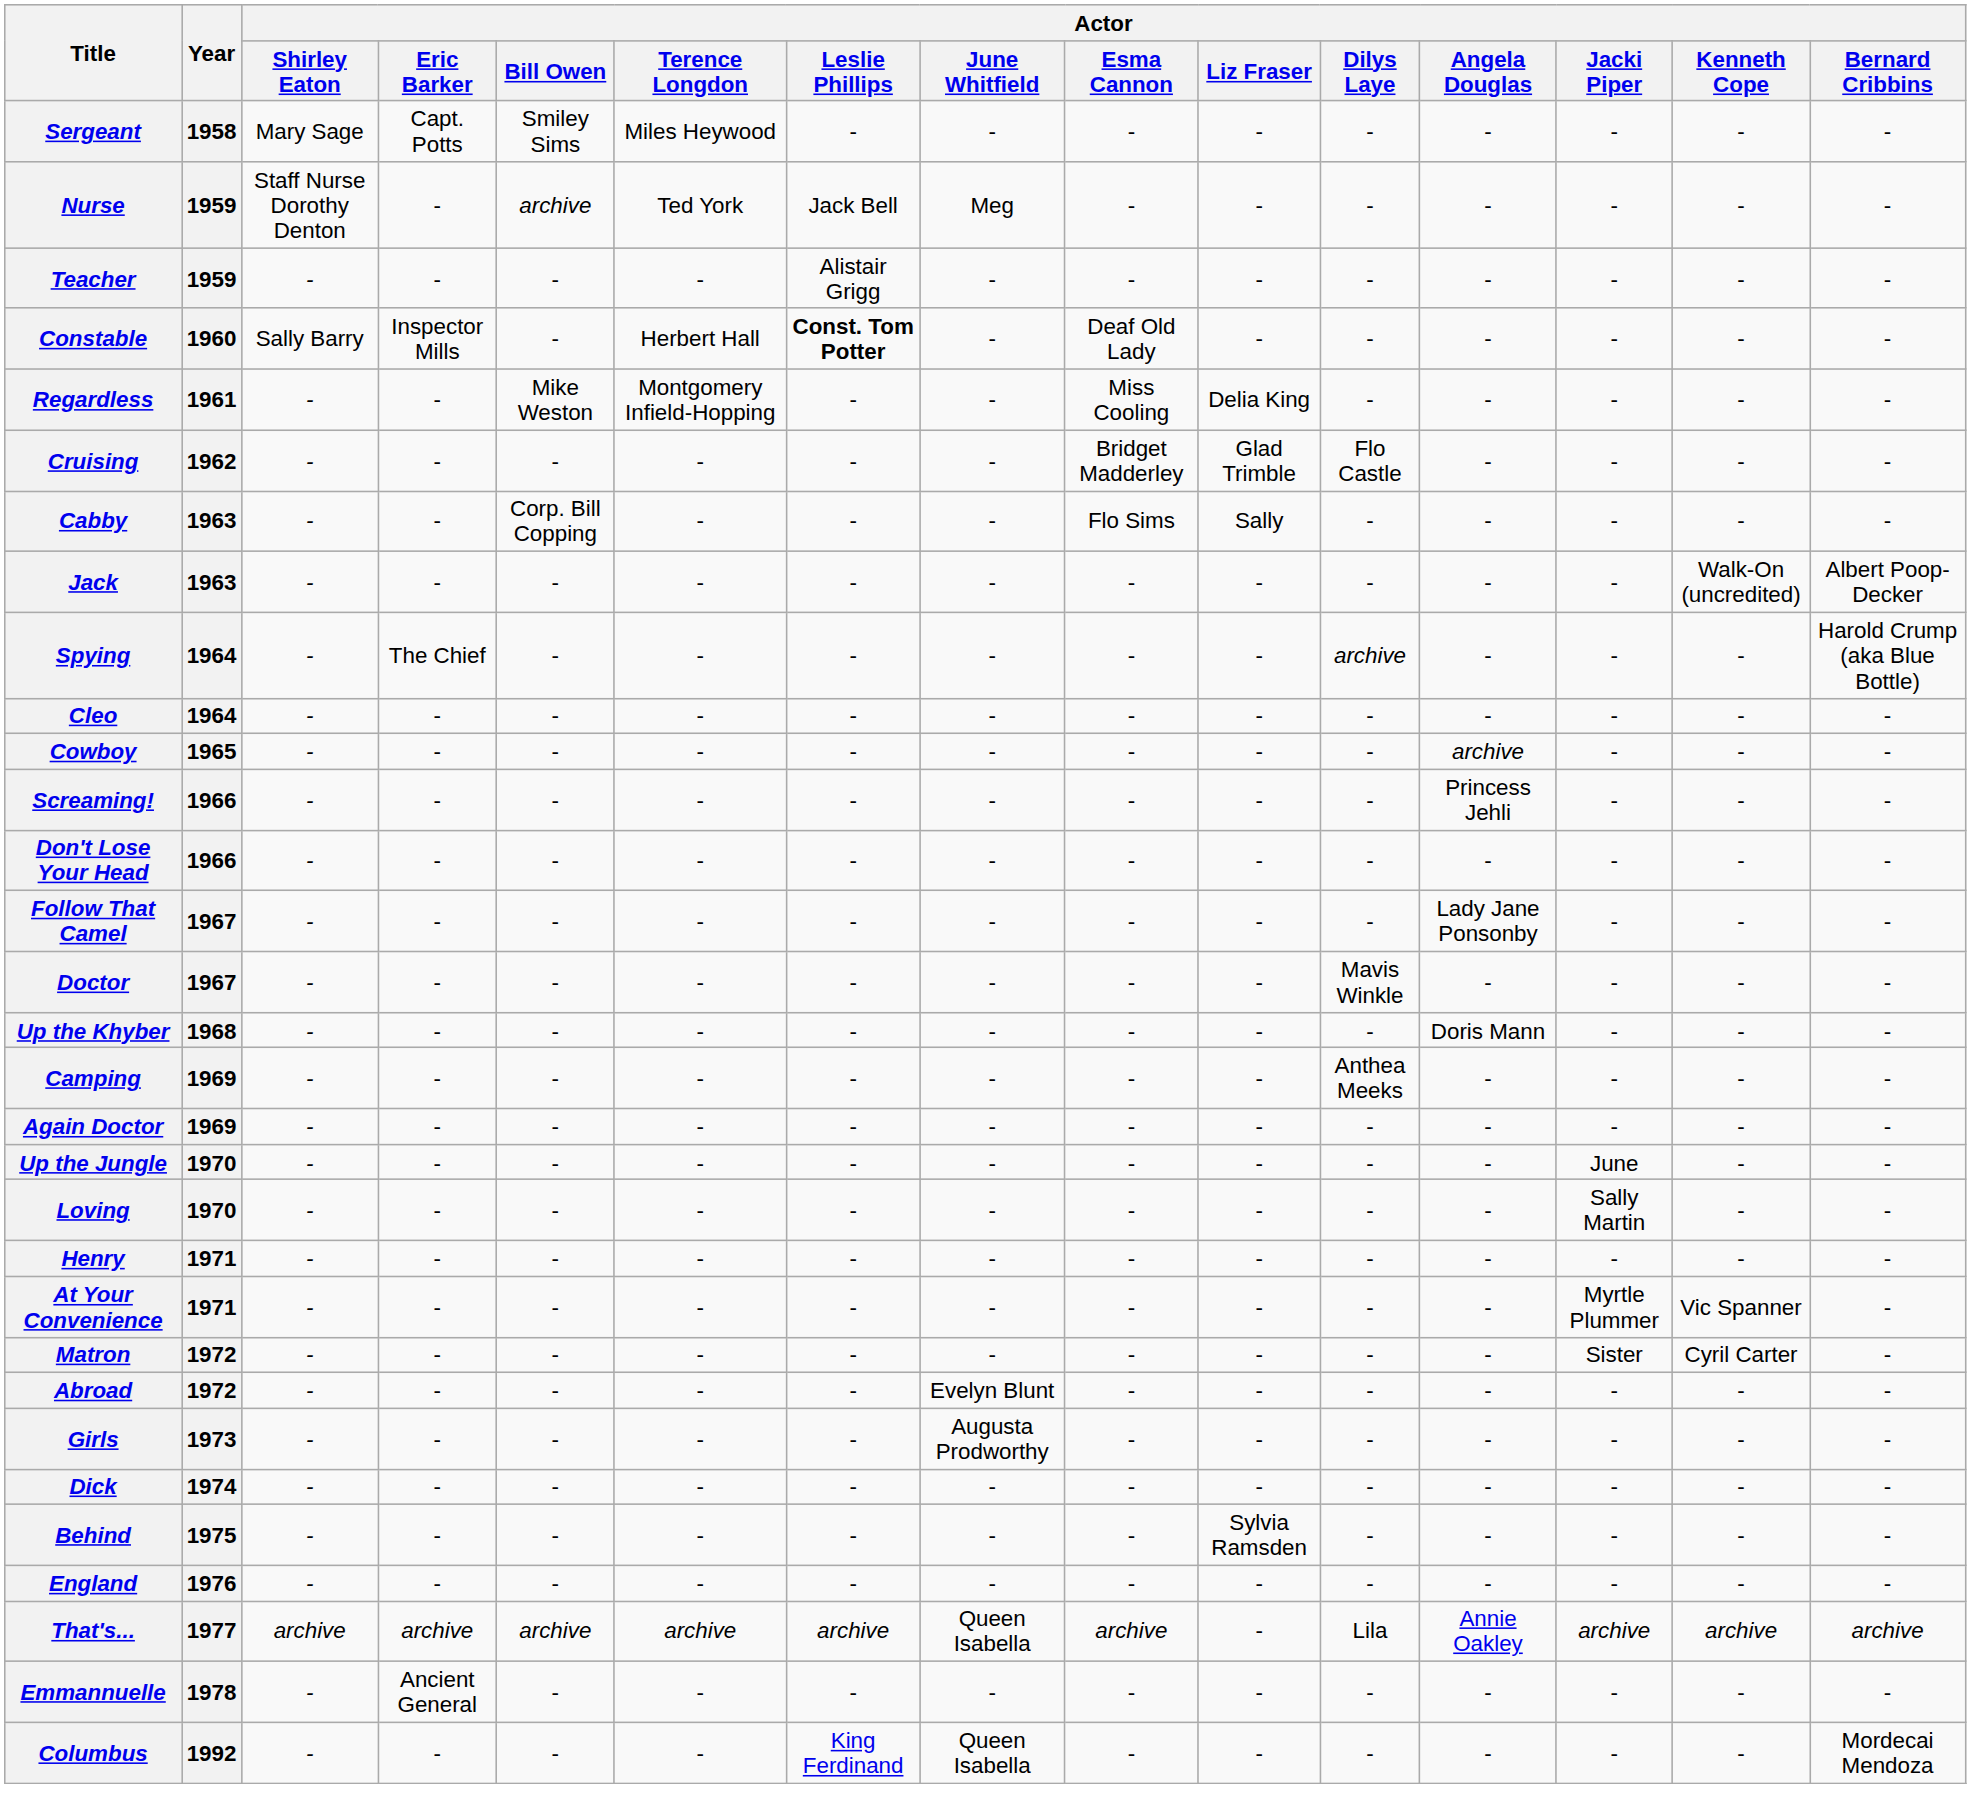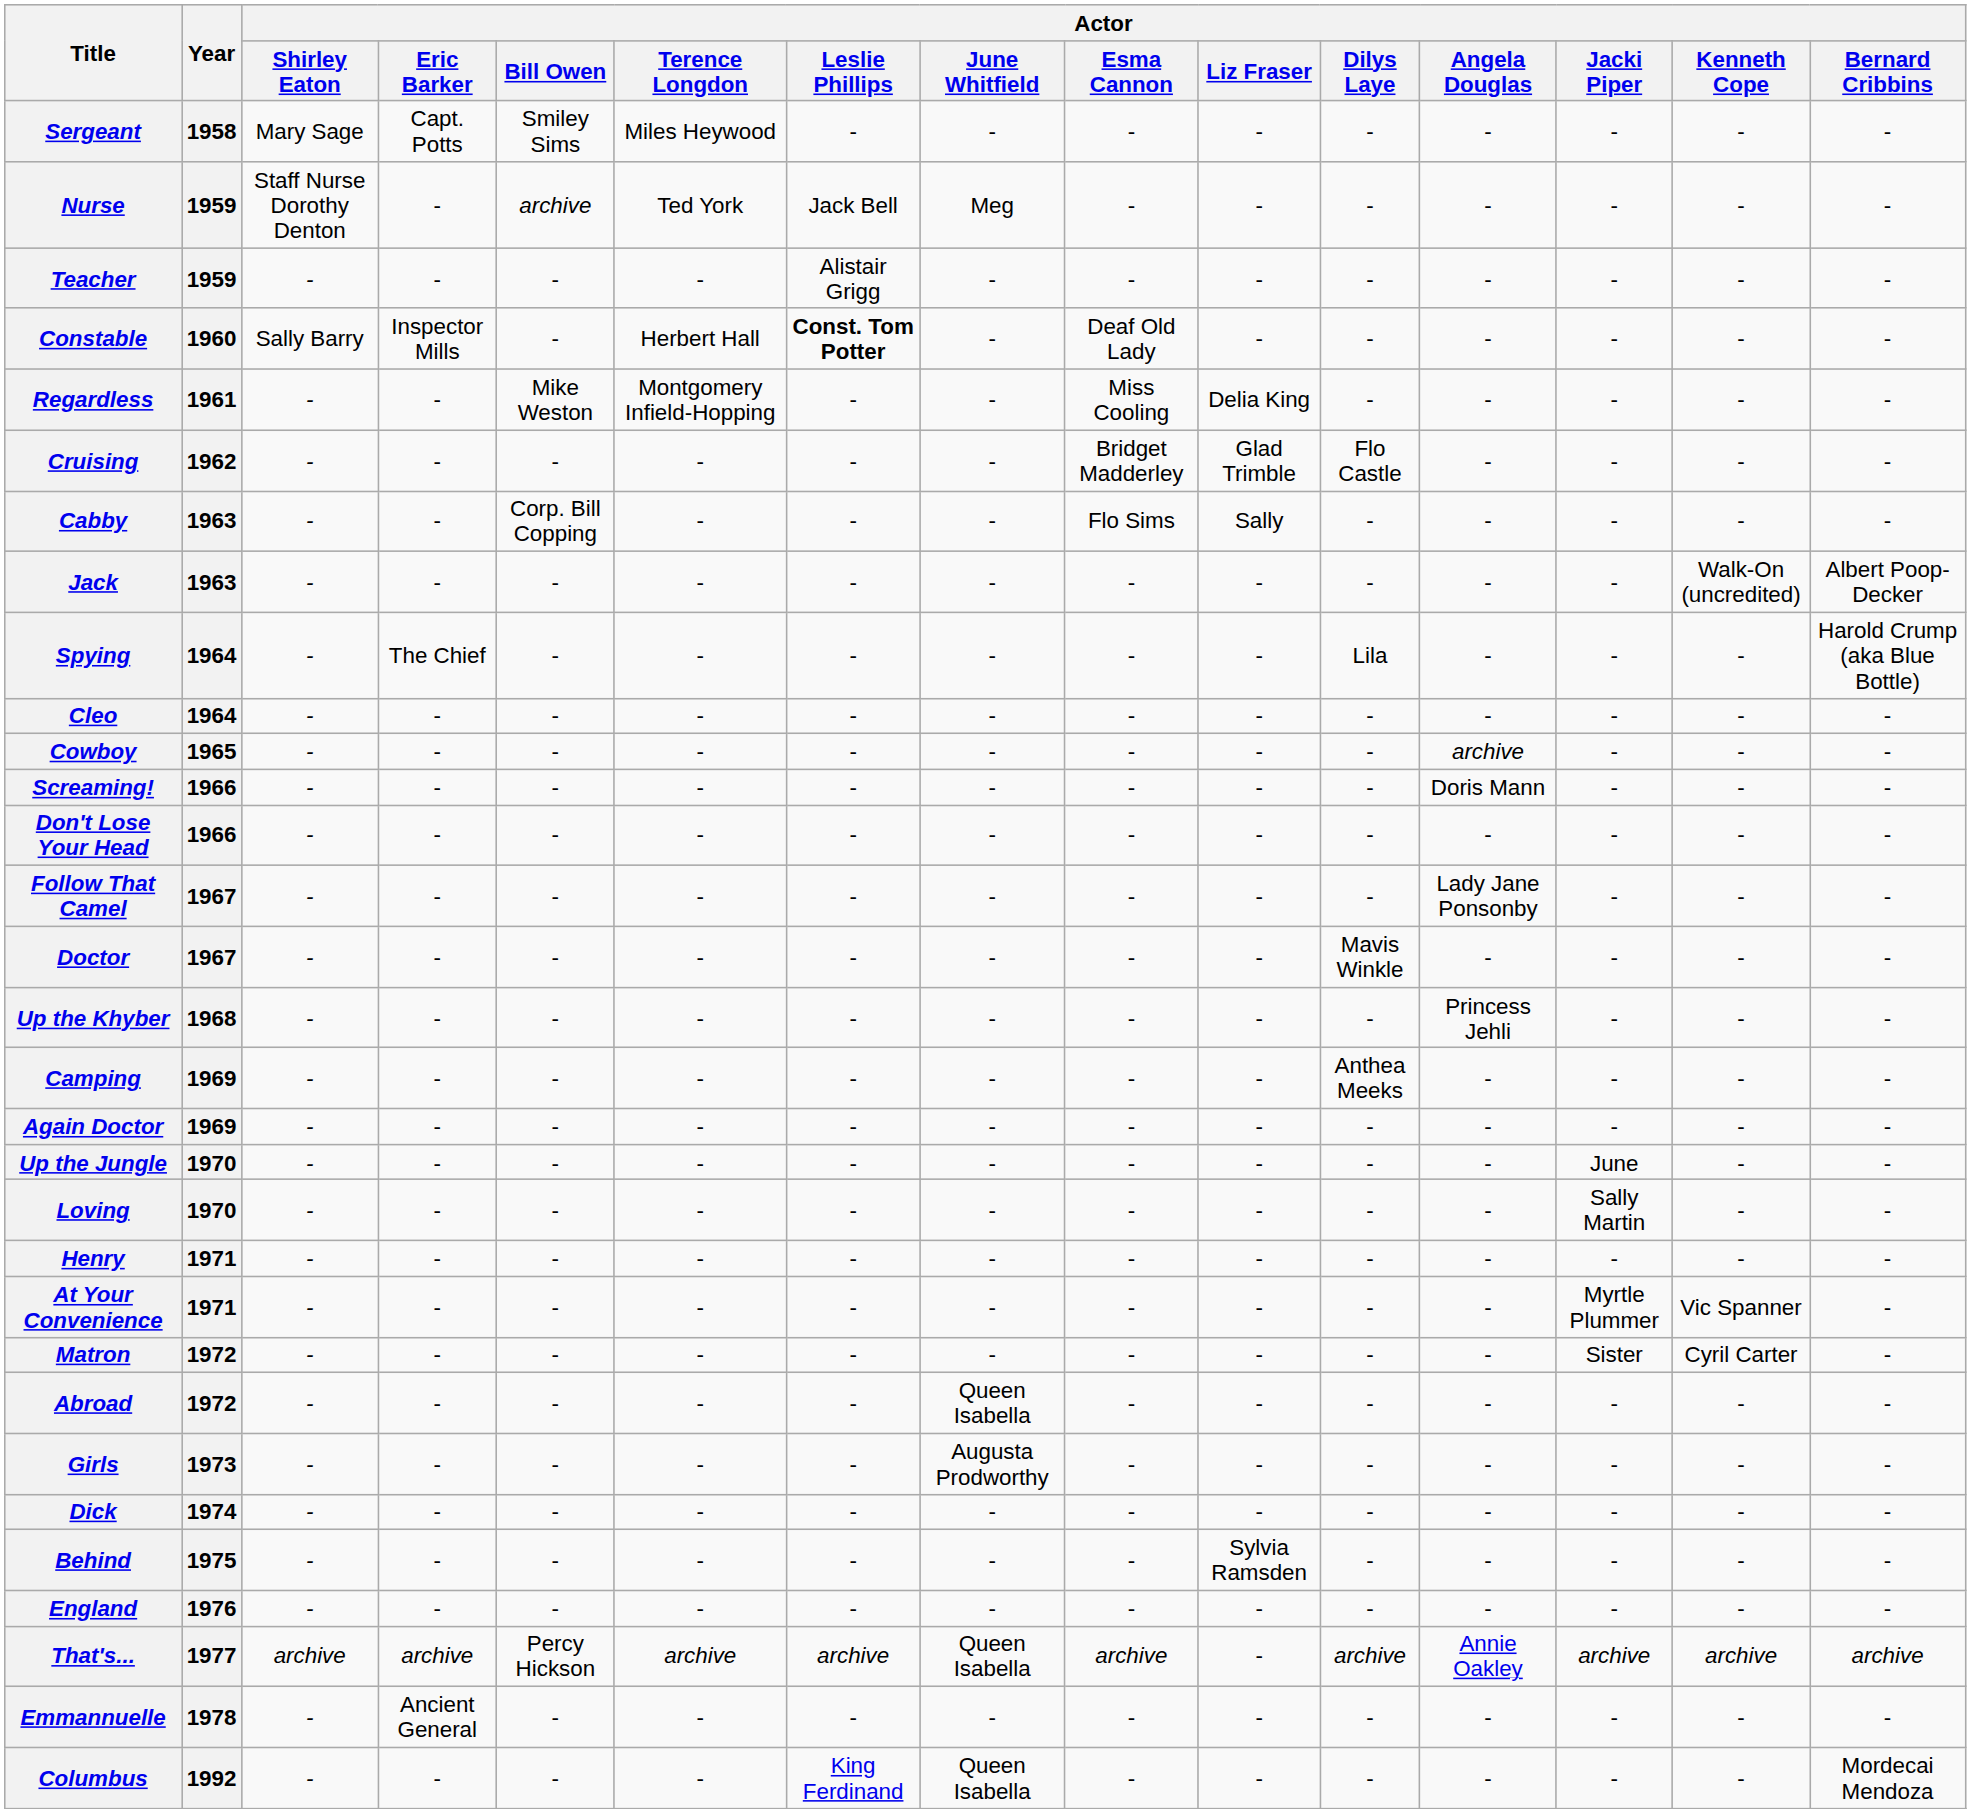(1370, 655) archive -> (1370, 655) Lila
(1488, 800) Princess Jehli -> (1488, 787) Doris Mann
(1488, 1030) Doris Mann -> (1488, 1018) Princess Jehli
(992, 1391) Evelyn Blunt -> (992, 1403) Queen Isabella
(555, 1631) archive -> (555, 1657) Percy Hickson
(1370, 1631) Lila -> (1370, 1657) archive
